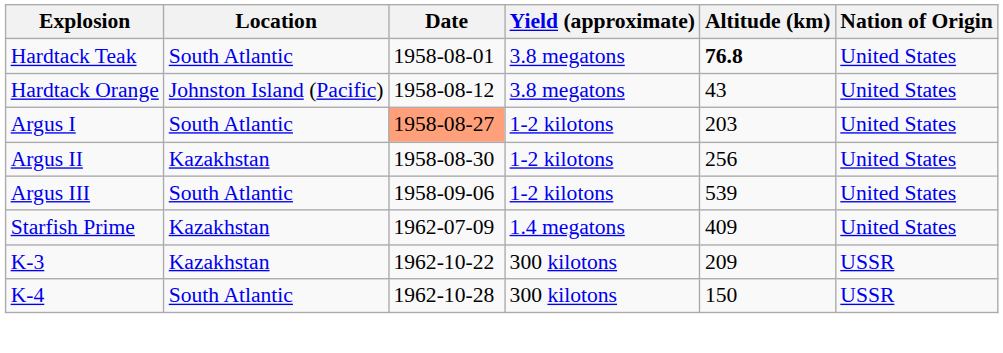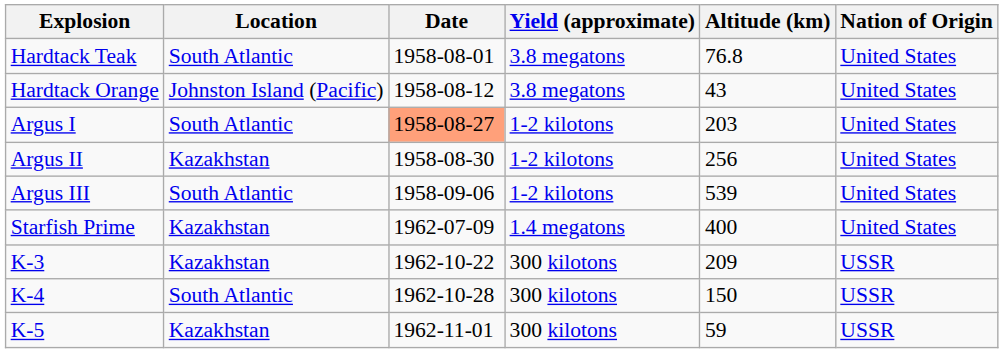(724, 55) bold -> (724, 55) normal
(721, 227) 409 -> (721, 227) 400
+ row: (27, 329)
